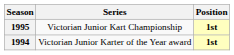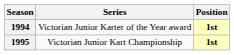rows swapped: (20, 42) <-> (20, 26)
